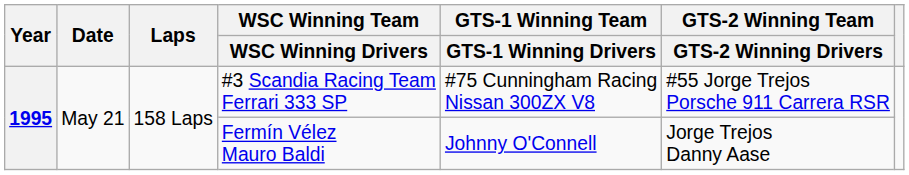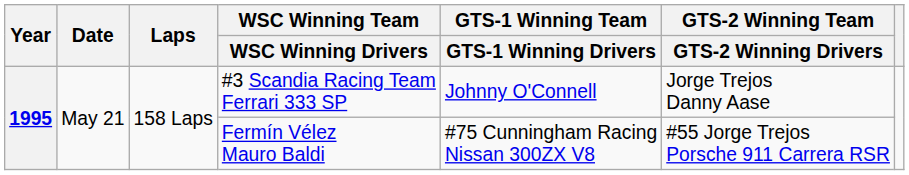(551, 92) #75 Cunningham Racing Nissan 300ZX V8 -> (521, 92) Johnny O'Connell
(778, 92) #55 Jorge Trejos Porsche 911 Carrera RSR -> (719, 92) Jorge Trejos Danny Aase
(521, 144) Johnny O'Connell -> (551, 144) #75 Cunningham Racing Nissan 300ZX V8
(719, 144) Jorge Trejos Danny Aase -> (778, 144) #55 Jorge Trejos Porsche 911 Carrera RSR
